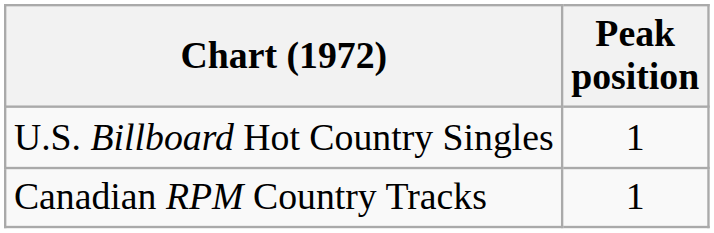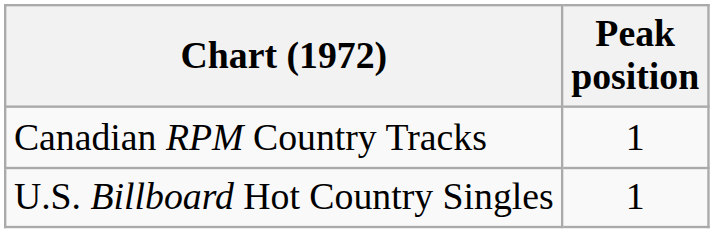rows swapped: (284, 136) <-> (250, 196)
